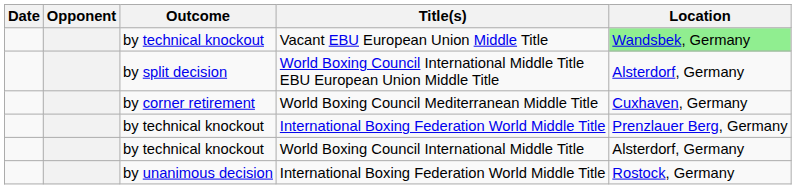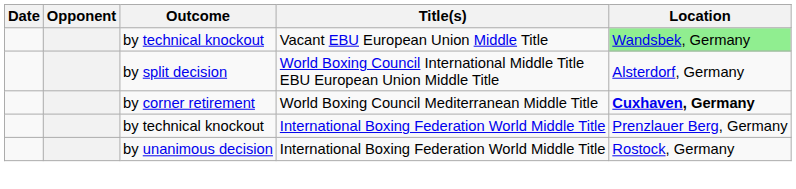(680, 103) normal -> (684, 103) bold
- row: (194, 150)
